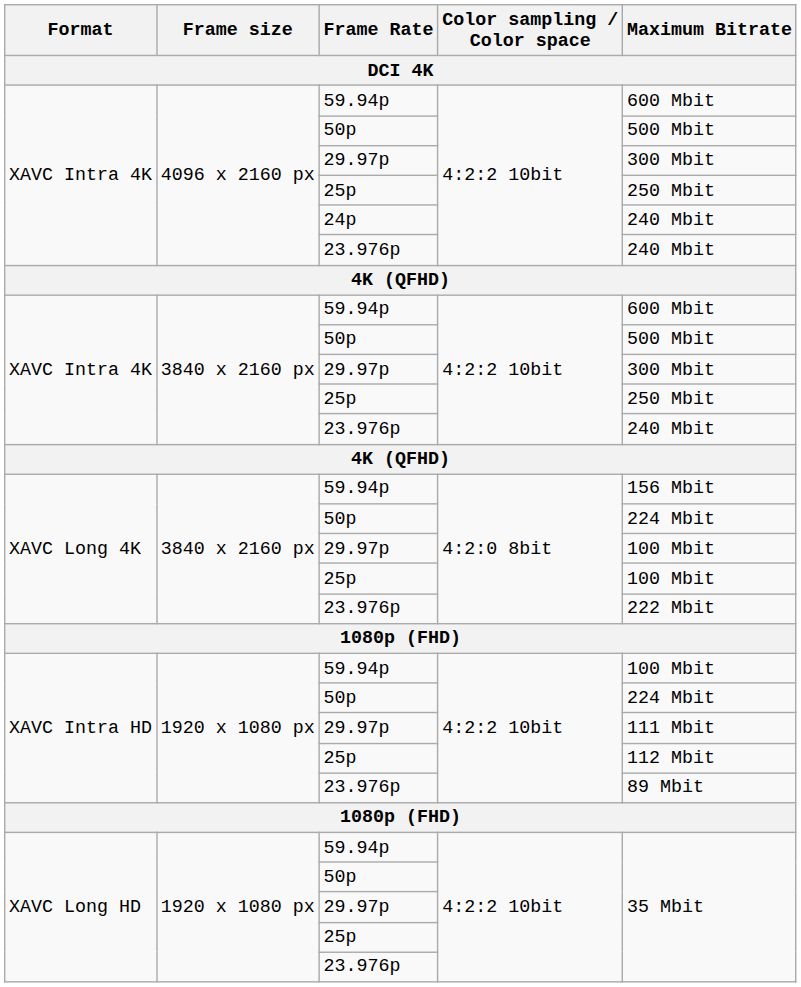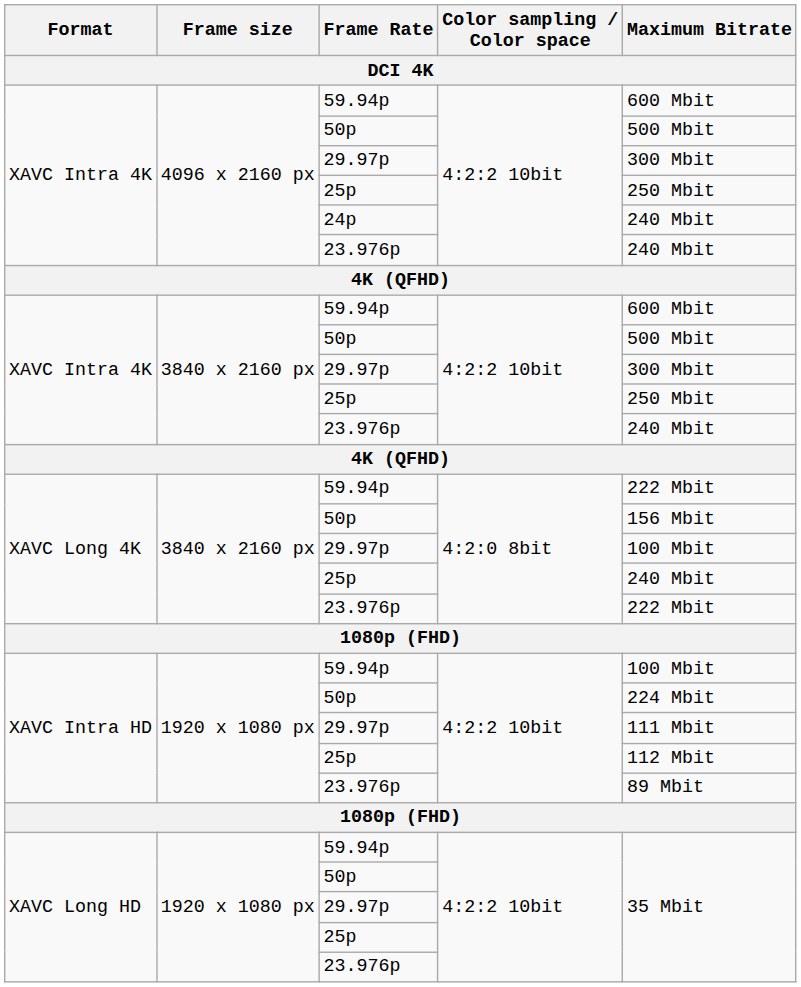(671, 489) 156 Mbit -> (671, 489) 222 Mbit
(671, 519) 224 Mbit -> (671, 519) 156 Mbit
(671, 579) 100 Mbit -> (671, 579) 240 Mbit
